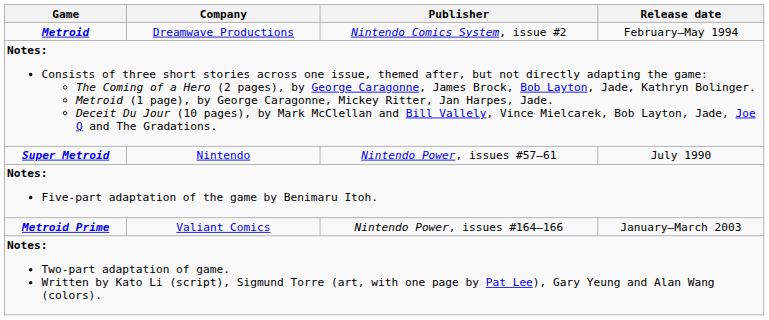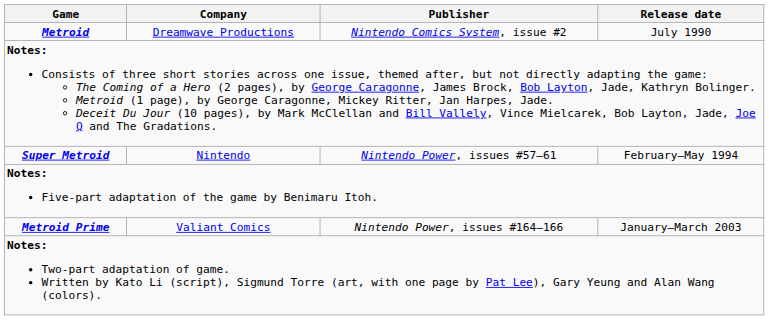(681, 32) February–May 1994 -> (681, 32) July 1990
(681, 155) July 1990 -> (681, 155) February–May 1994
